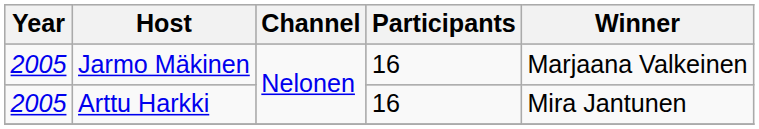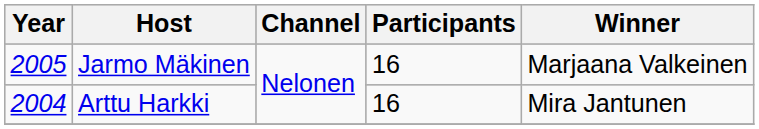(39, 104) 2005 -> (39, 104) 2004
